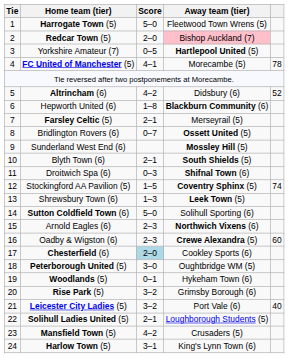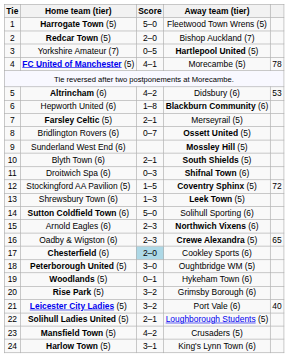(217, 37) pink background -> (217, 37) no background
(277, 93) 52 -> (277, 93) 53
(277, 186) 74 -> (277, 186) 72
(277, 239) 60 -> (277, 239) 65
